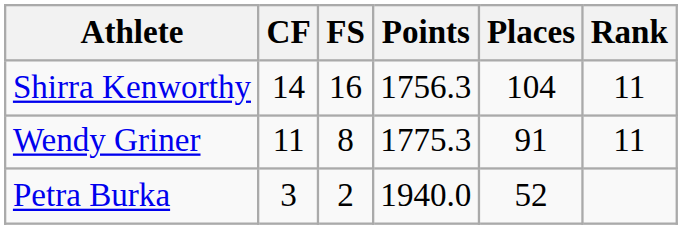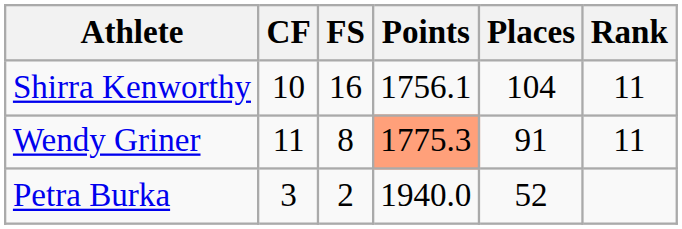(289, 86) 14 -> (289, 86) 10
(426, 86) 1756.3 -> (426, 86) 1756.1
(426, 141) no background -> (426, 141) lightsalmon background
